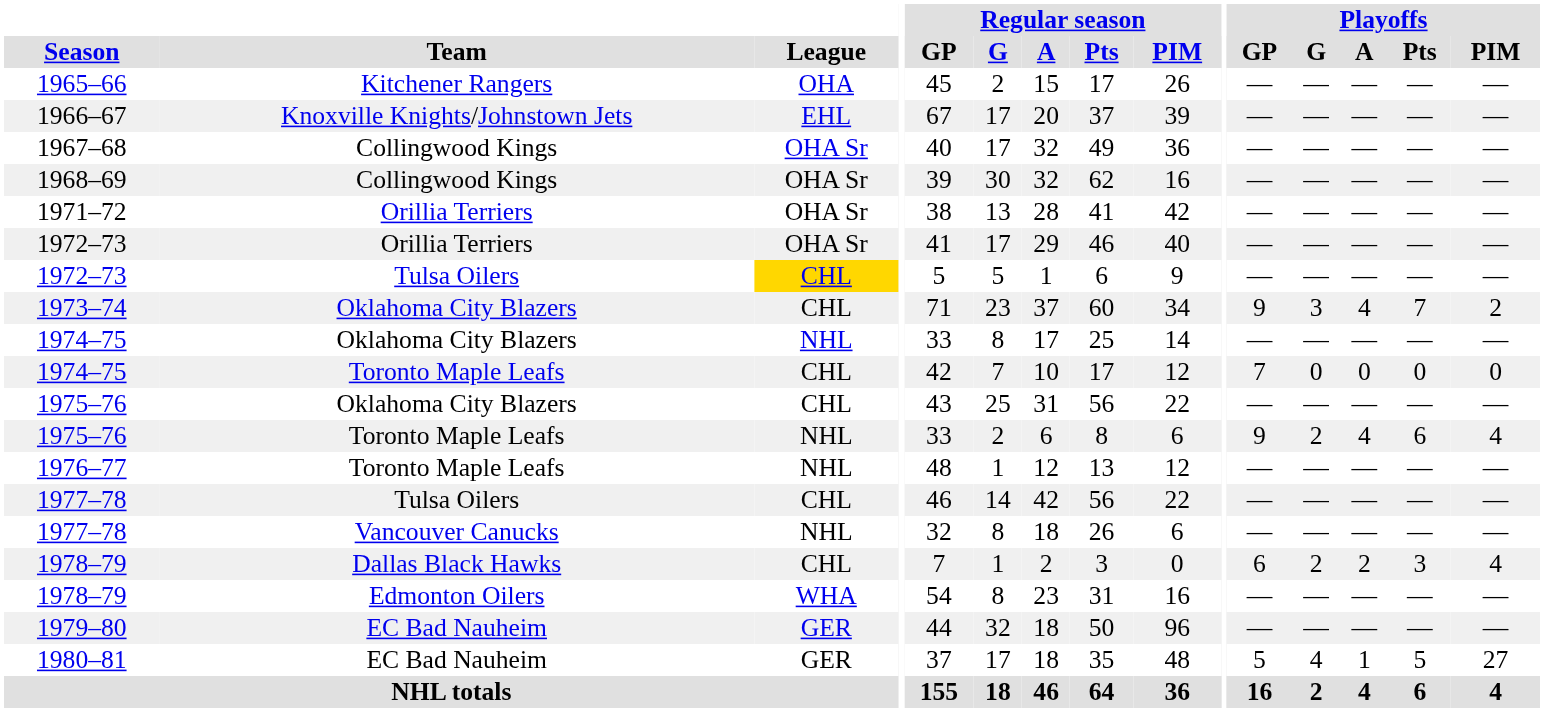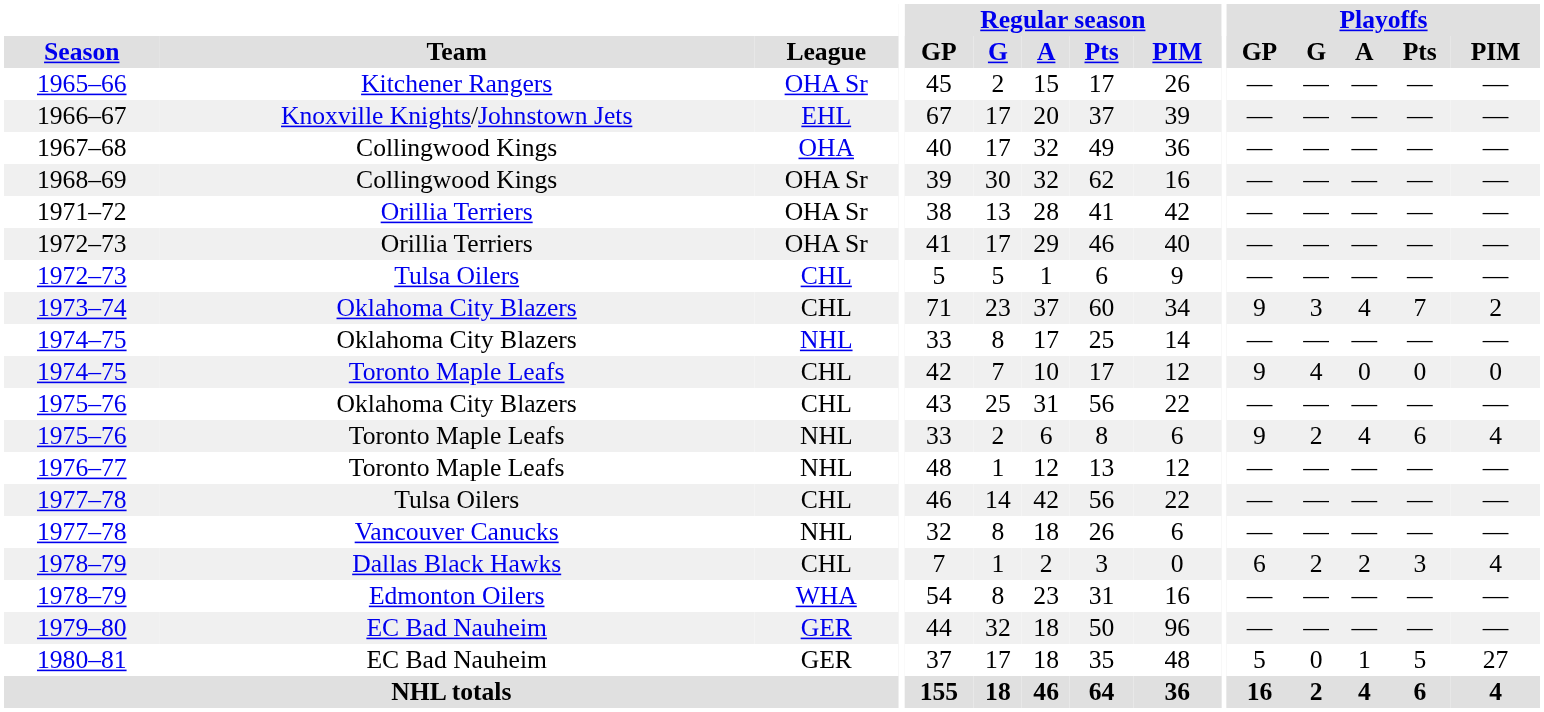(826, 83) OHA -> (826, 83) OHA Sr
(826, 147) OHA Sr -> (826, 147) OHA
(826, 275) gold background -> (826, 275) no background
(1259, 371) 7 -> (1259, 371) 9
(1316, 371) 0 -> (1316, 371) 4
(1316, 659) 4 -> (1316, 659) 0
